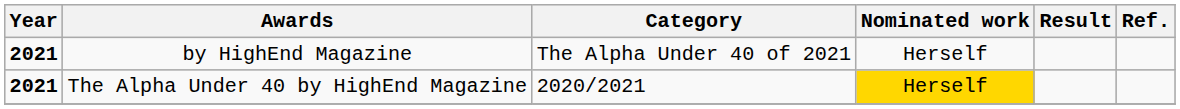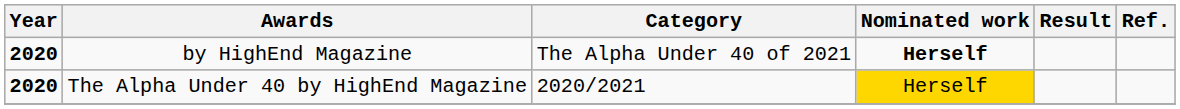(34, 54) 2021 -> (34, 54) 2020
(945, 54) normal -> (945, 54) bold
(34, 87) 2021 -> (34, 87) 2020
